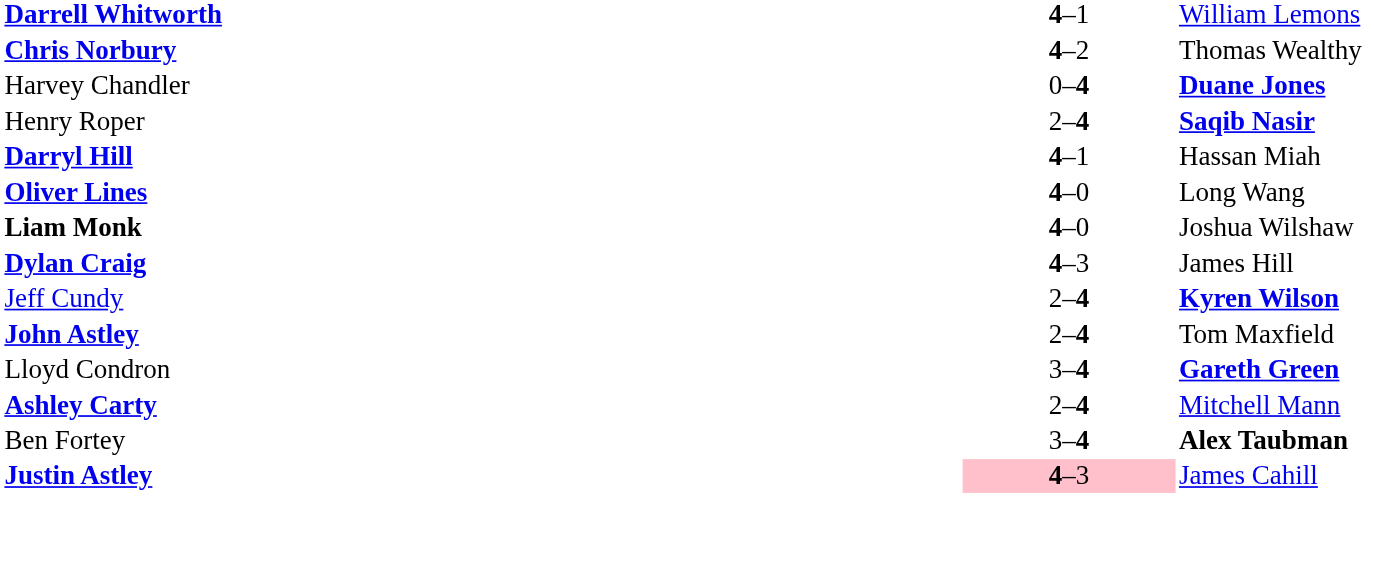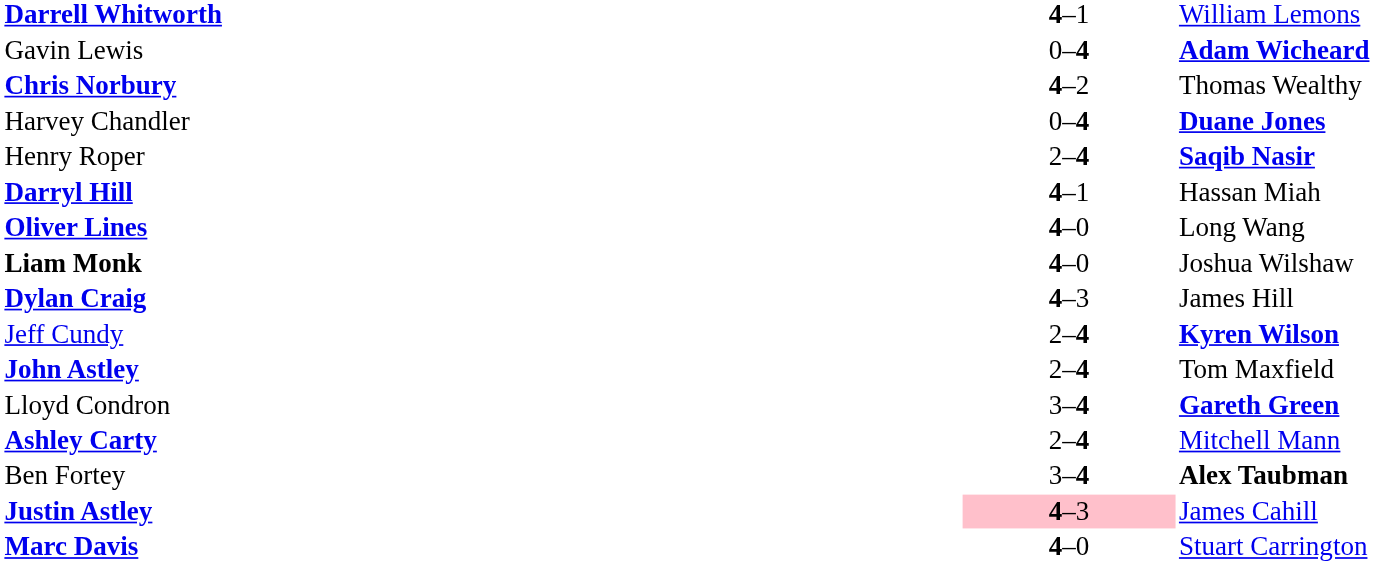+ row: (74, 49)
+ row: (71, 546)
